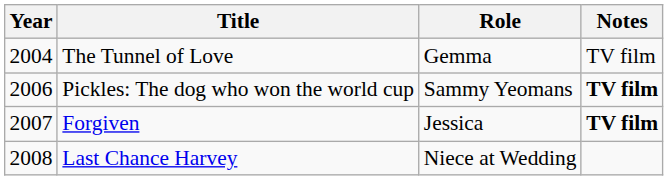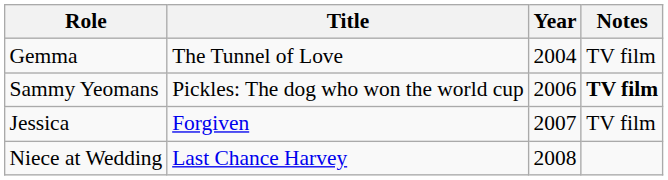columns swapped: (31, 21) <-> (500, 21)
(622, 123) bold -> (621, 123) normal
